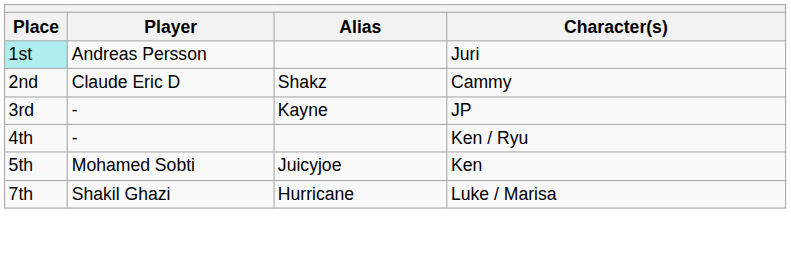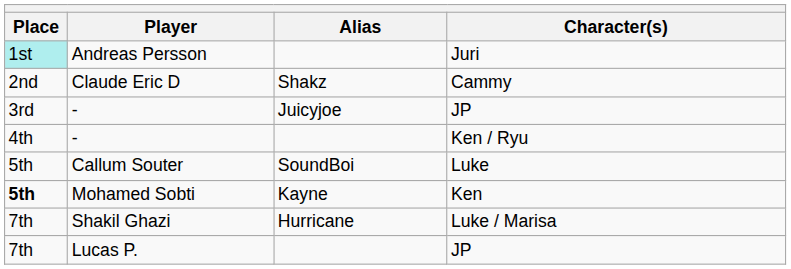(303, 110) Kayne -> (310, 110) Juicyjoe
+ row: (127, 166)
(21, 166) normal -> (22, 194) bold
(310, 166) Juicyjoe -> (303, 194) Kayne
+ row: (105, 249)
